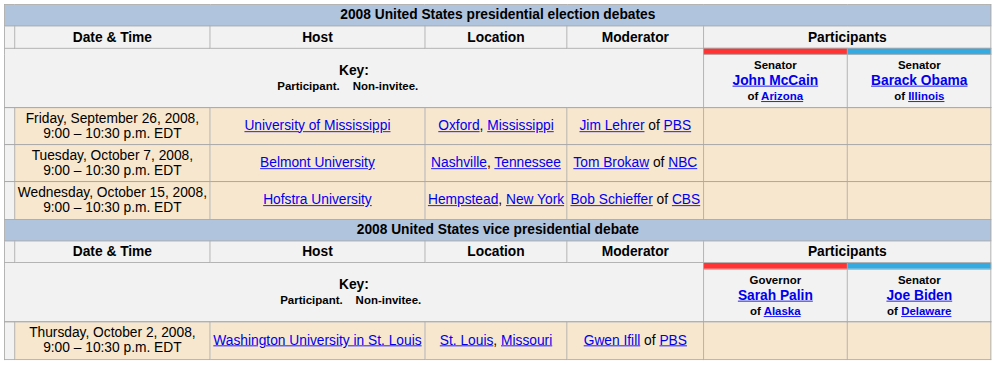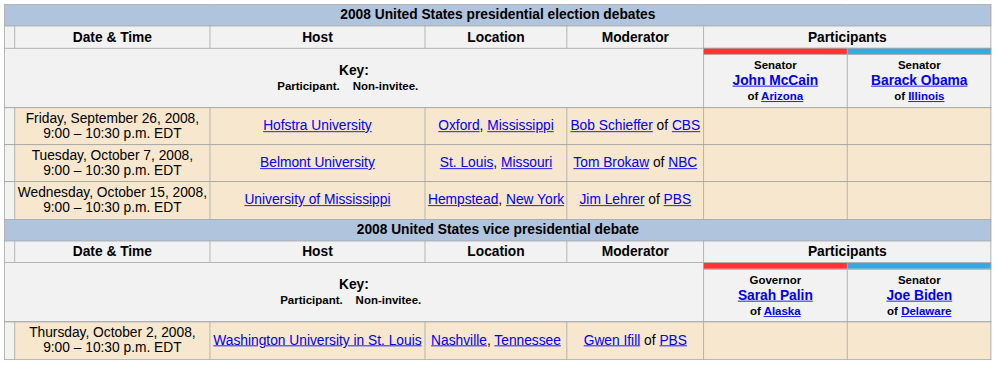(317, 125) University of Mississippi -> (317, 125) Hofstra University
(635, 125) Jim Lehrer of PBS -> (635, 125) Bob Schieffer of CBS
(496, 163) Nashville, Tennessee -> (496, 163) St. Louis, Missouri
(317, 200) Hofstra University -> (317, 200) University of Mississippi
(635, 200) Bob Schieffer of CBS -> (635, 200) Jim Lehrer of PBS
(496, 340) St. Louis, Missouri -> (496, 340) Nashville, Tennessee
